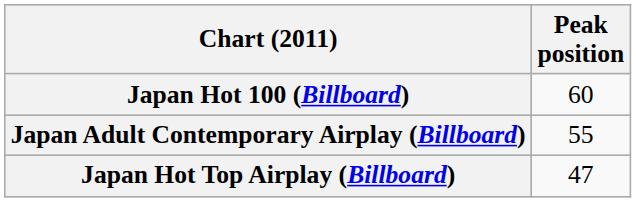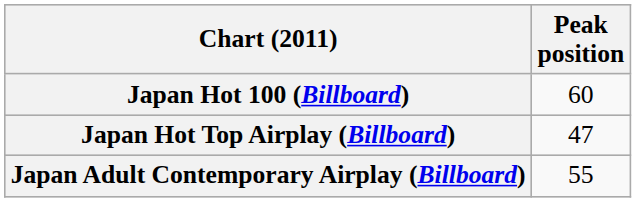rows swapped: (268, 175) <-> (268, 134)
